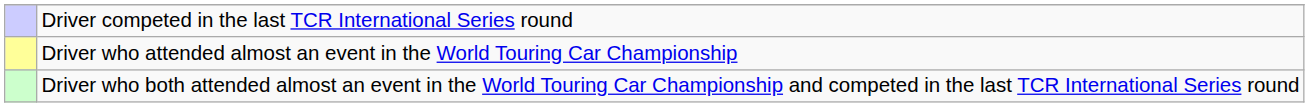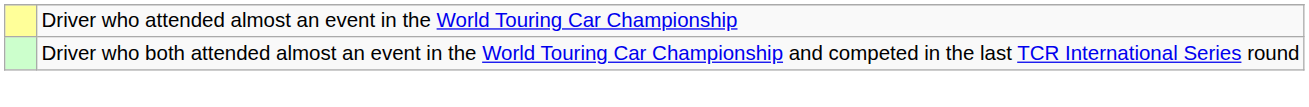- row: (307, 20)
